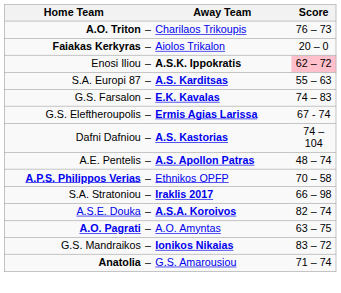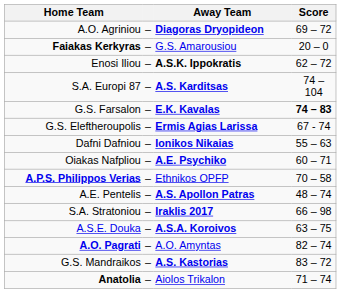+ row: (109, 30)
- row: (113, 30)
(190, 47) Aiolos Trikalon -> (196, 47) G.S. Amarousiou
(314, 64) pink background -> (314, 64) no background
(314, 81) 55 – 63 -> (314, 87) 74 – 104
(314, 98) normal -> (314, 110) bold
(192, 138) A.S. Kastorias -> (194, 144) Ionikos Nikaias
(314, 138) 74 – 104 -> (314, 144) 55 – 63
+ row: (103, 161)
rows swapped: (83, 178) <-> (110, 161)
(314, 212) 82 – 74 -> (314, 229) 63 – 75
(314, 229) 63 – 75 -> (314, 246) 82 – 74
(194, 246) Ionikos Nikaias -> (192, 263) A.S. Kastorias
(196, 263) G.S. Amarousiou -> (190, 280) Aiolos Trikalon
